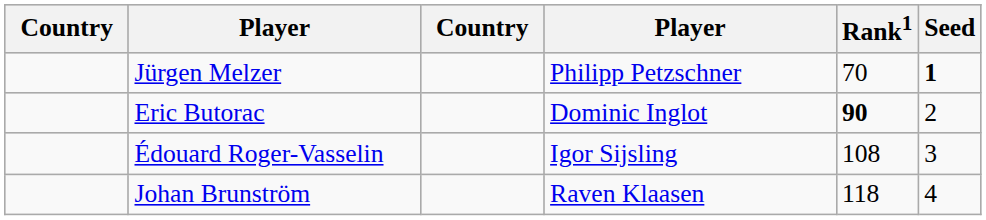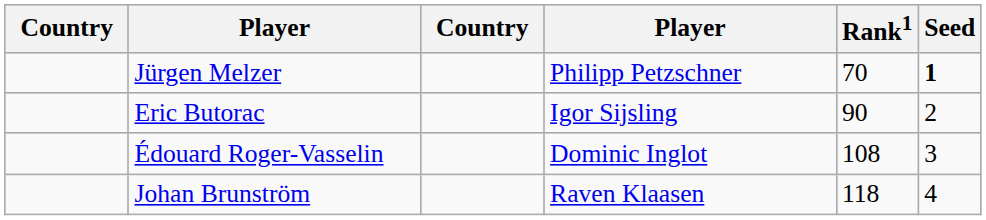(629, 112) Dominic Inglot -> (614, 112) Igor Sijsling
(855, 112) bold -> (855, 112) normal
(614, 153) Igor Sijsling -> (629, 153) Dominic Inglot
